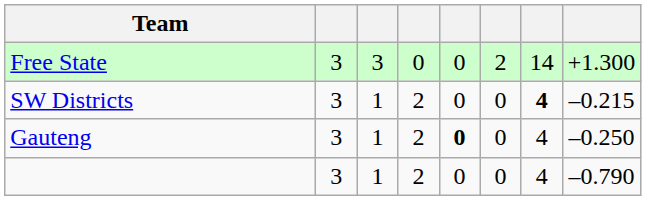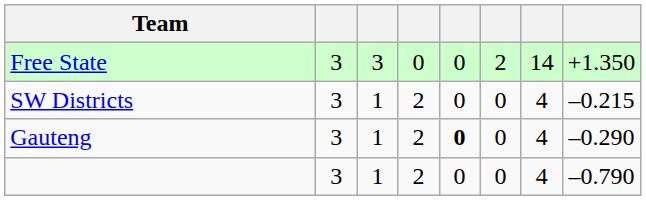(601, 61) +1.300 -> (601, 61) +1.350
(542, 99) bold -> (542, 99) normal
(601, 137) –0.250 -> (601, 137) –0.290
